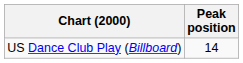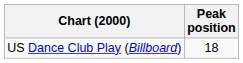(211, 48) 14 -> (211, 48) 18
